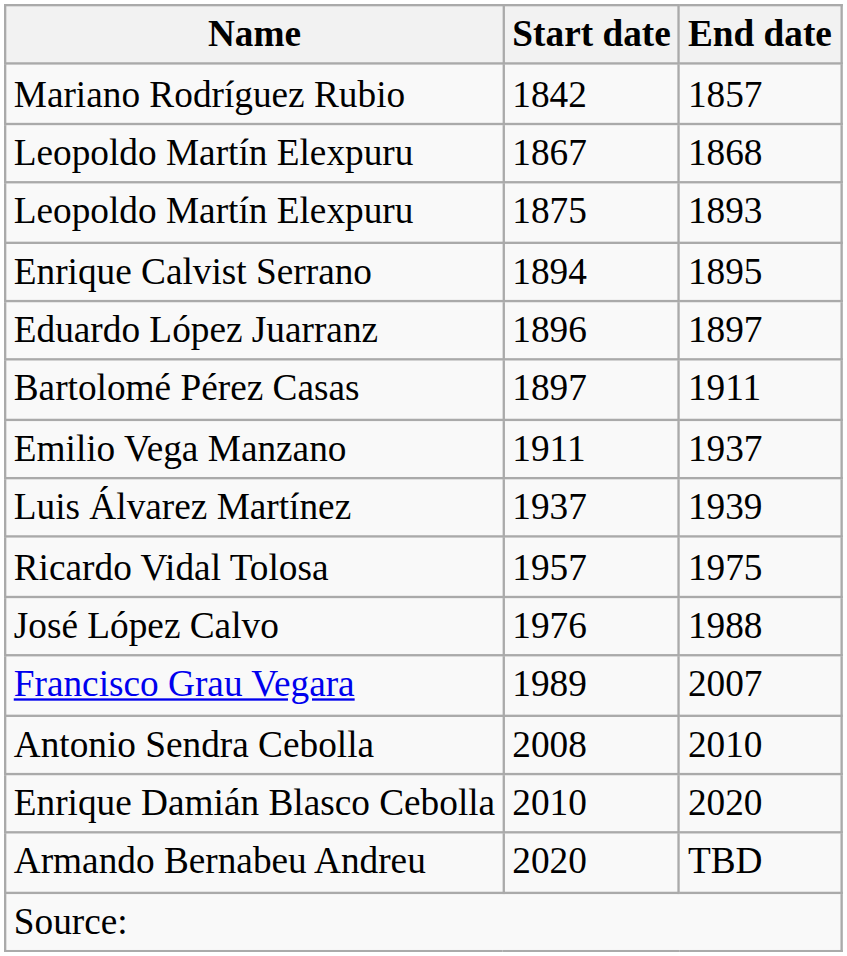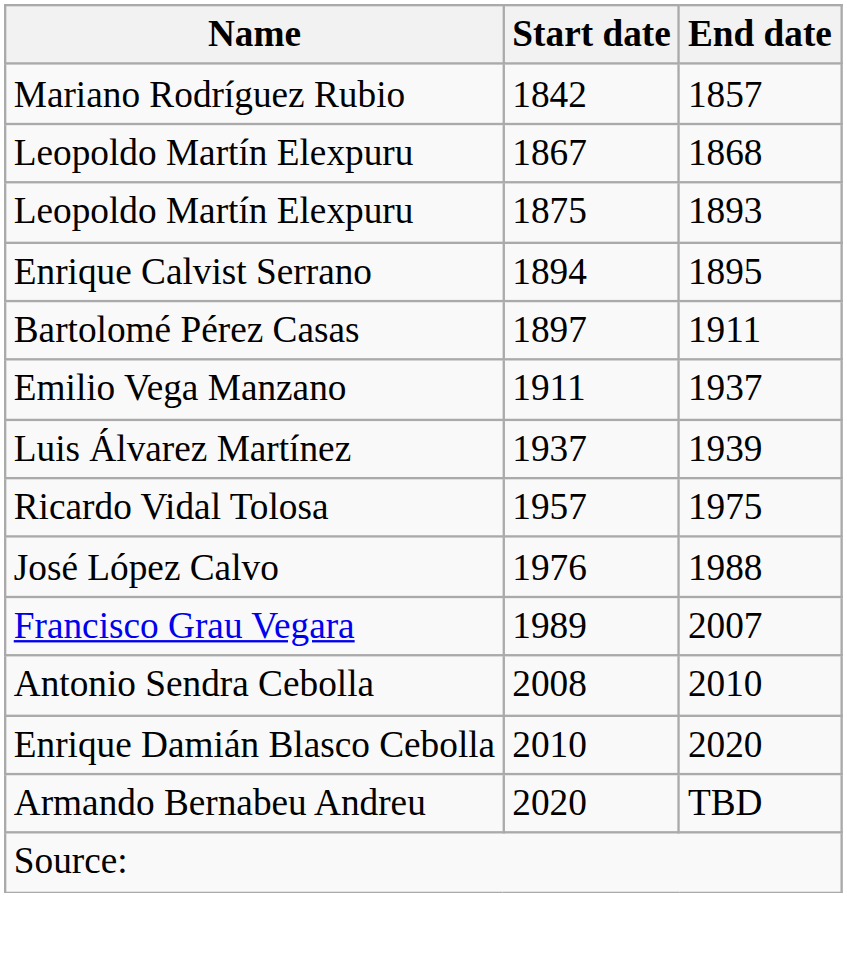- row: (196, 329)
